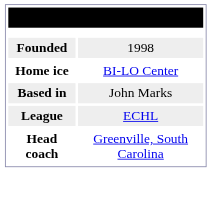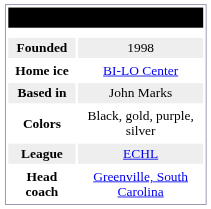+ row: (42, 123)
